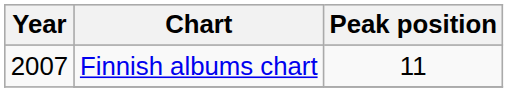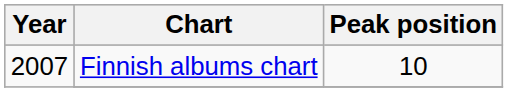(413, 65) 11 -> (413, 65) 10
